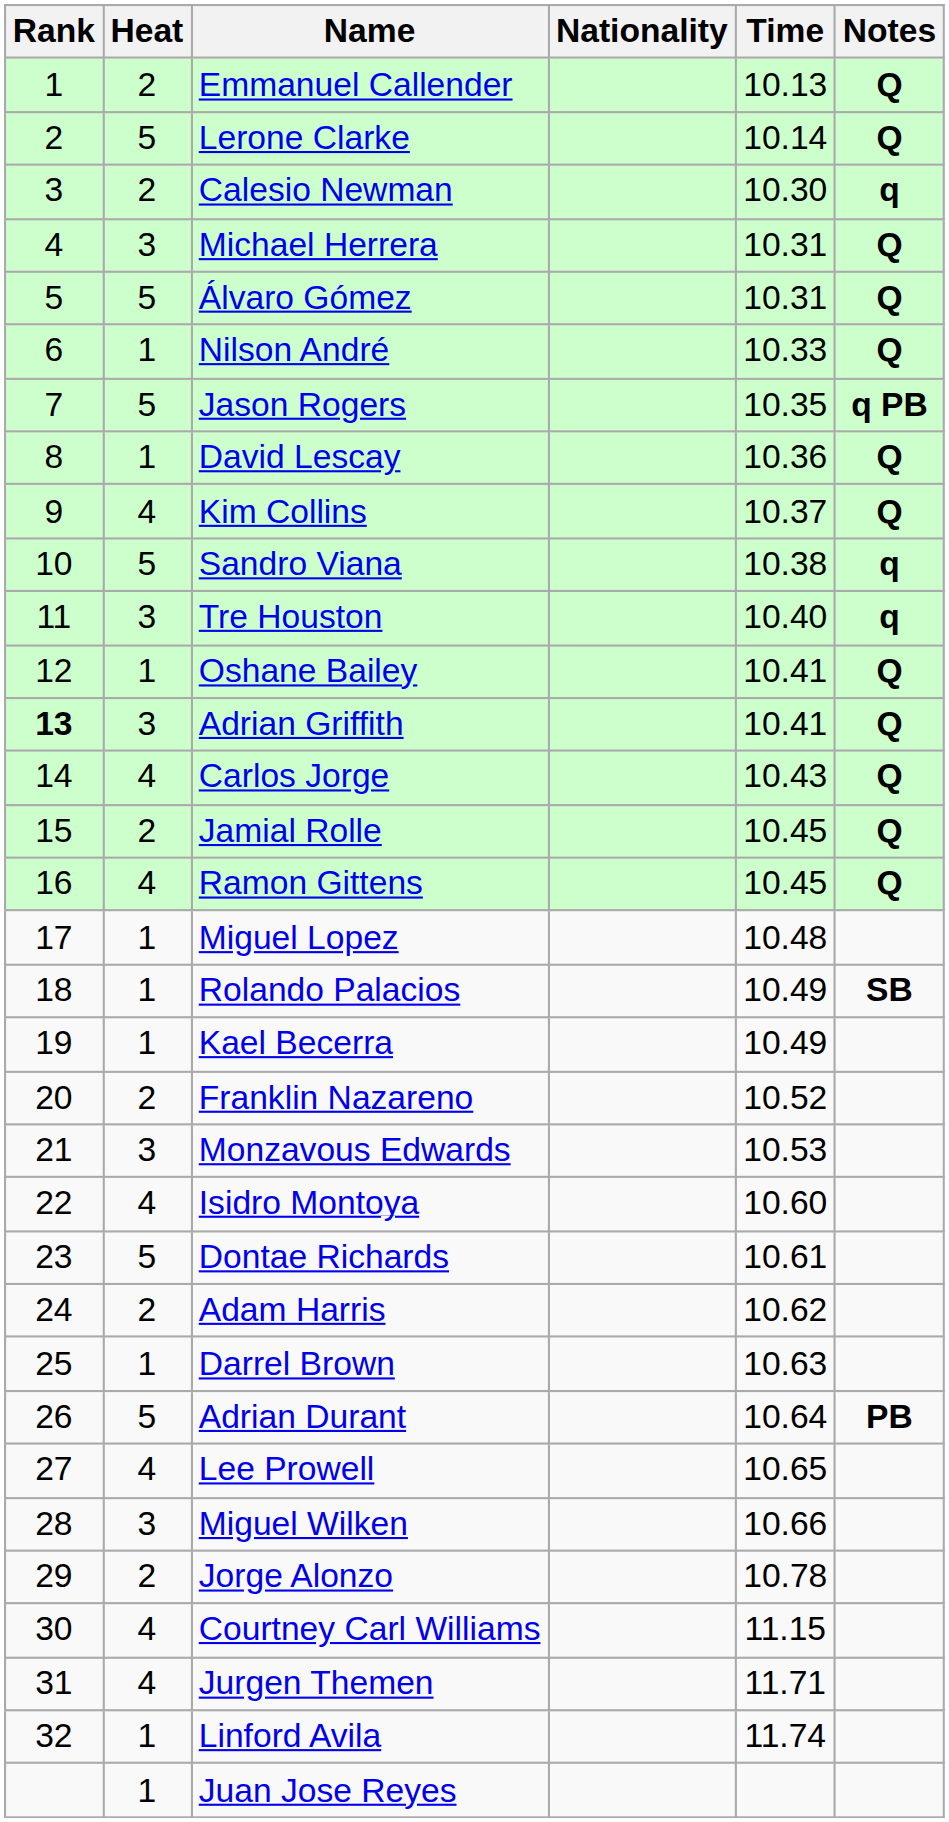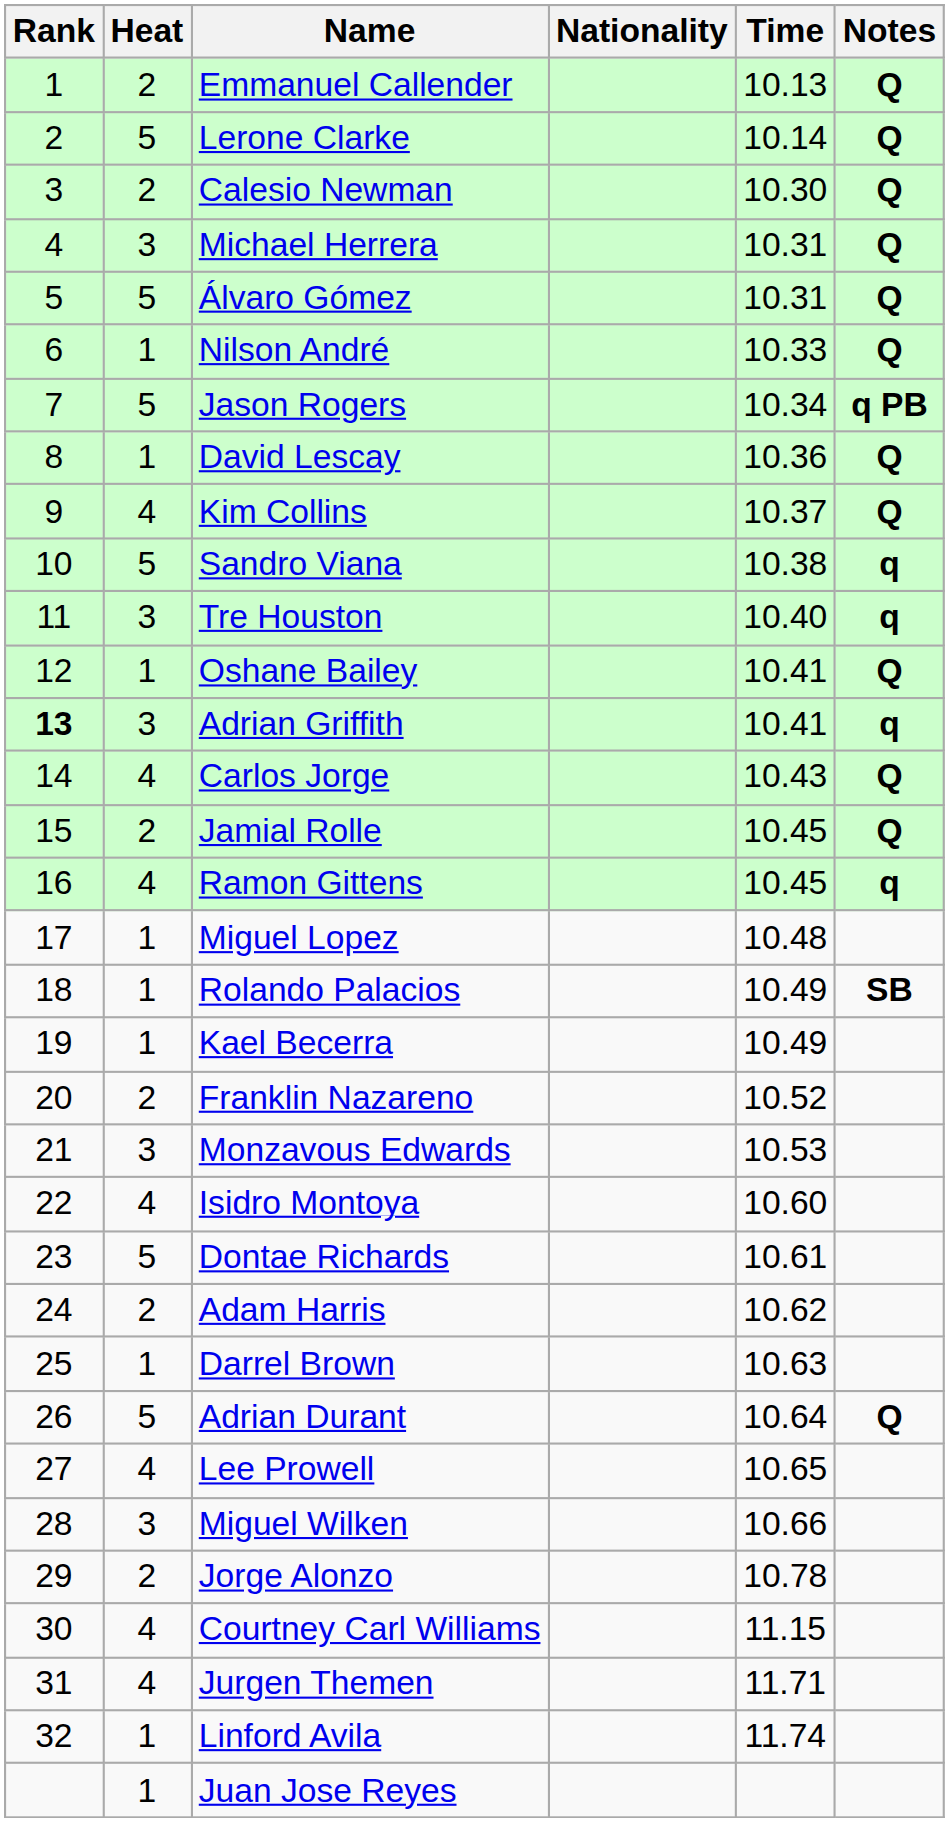(889, 191) q -> (889, 191) Q
(785, 404) 10.35 -> (785, 404) 10.34
(889, 723) Q -> (889, 723) q
(889, 883) Q -> (889, 883) q
(889, 1416) PB -> (889, 1416) Q
